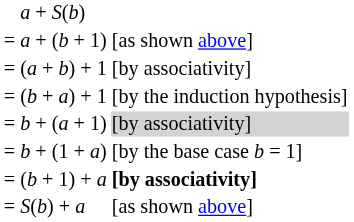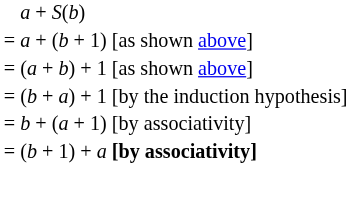(182, 68) [by associativity] -> (182, 68) [as shown above]
(182, 123) lightgrey background -> (182, 123) no background
- row: (63, 151)
- row: (53, 207)
